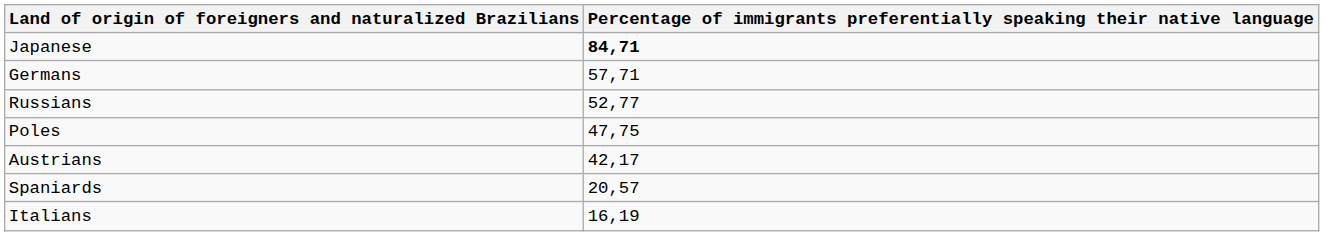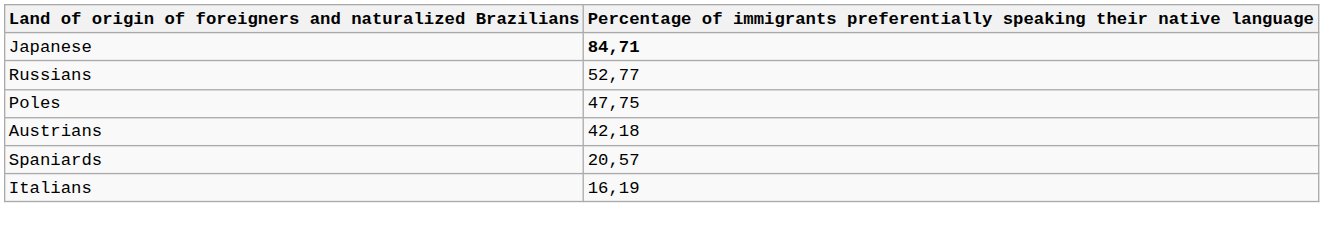- row: (45, 75)
(614, 160) 42,17 -> (614, 131) 42,18
